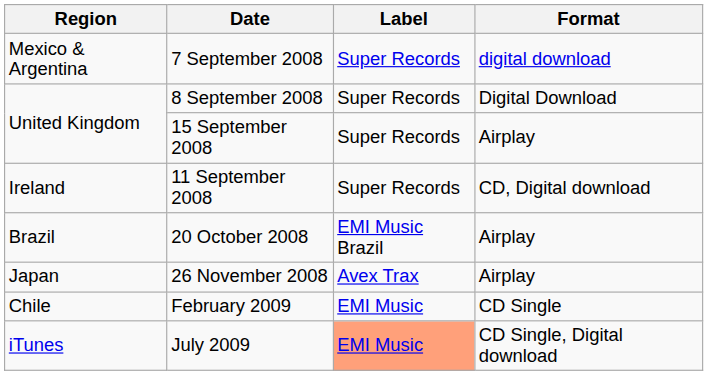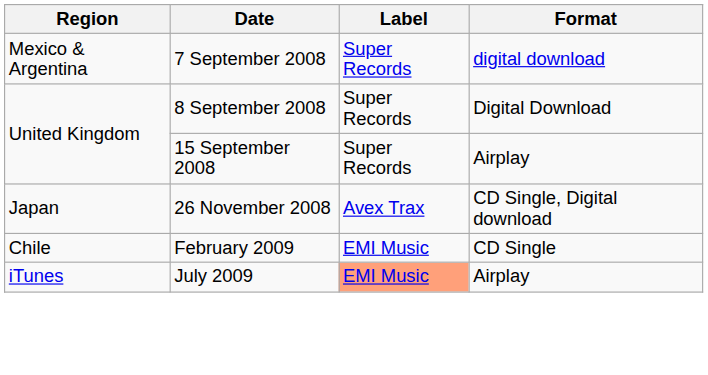- row: (228, 187)
- row: (240, 237)
(507, 276) Airplay -> (545, 208) CD Single, Digital download
(551, 345) CD Single, Digital download -> (501, 276) Airplay
